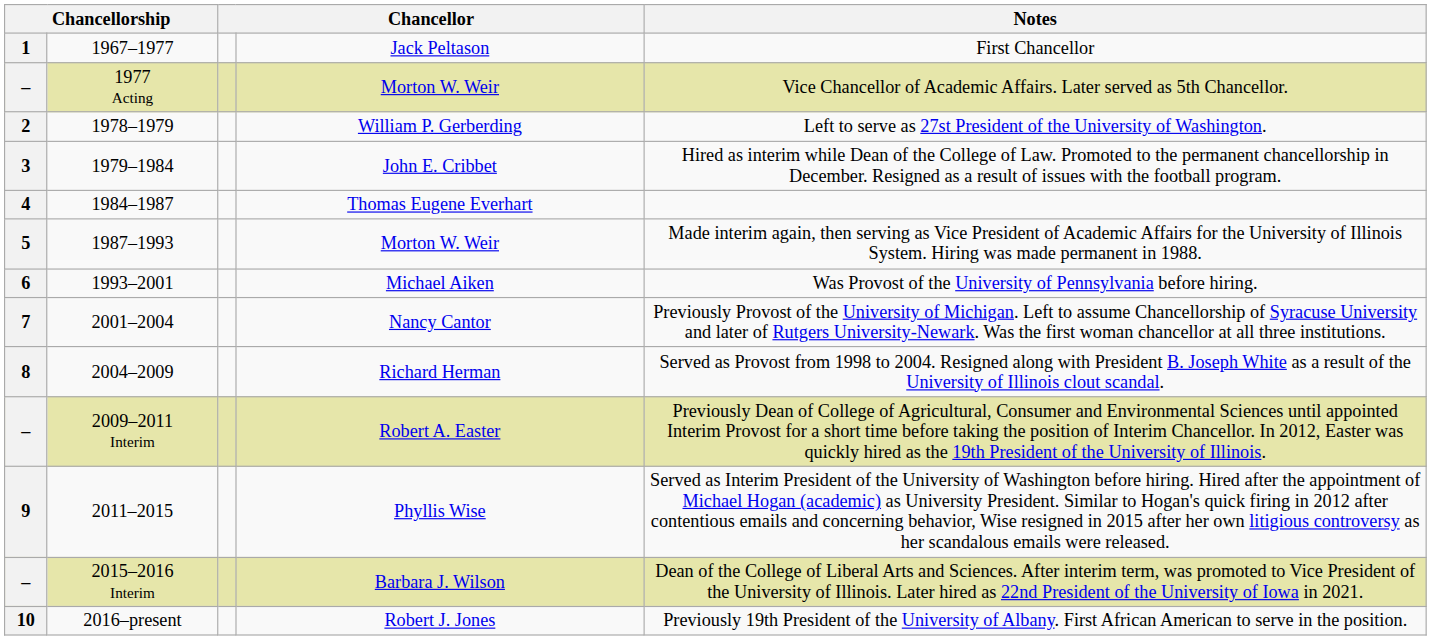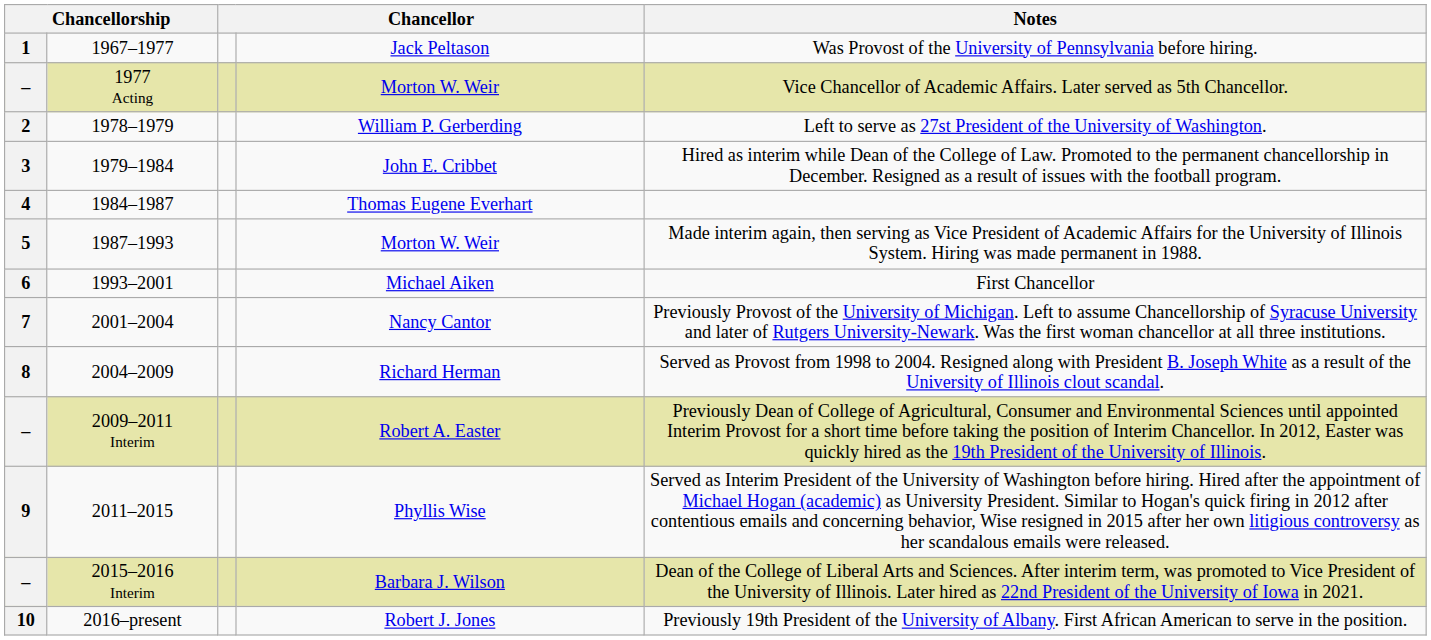(1035, 47) First Chancellor -> (1035, 47) Was Provost of the University of Pennsylvania before hiring.
(1035, 283) Was Provost of the University of Pennsylvania before hiring. -> (1035, 283) First Chancellor
